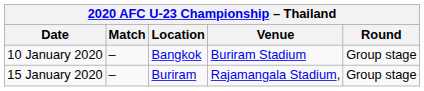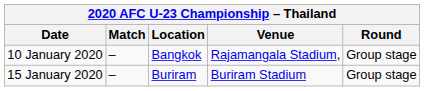(258, 55) Buriram Stadium -> (275, 55) Rajamangala Stadium,
(275, 75) Rajamangala Stadium, -> (258, 75) Buriram Stadium
